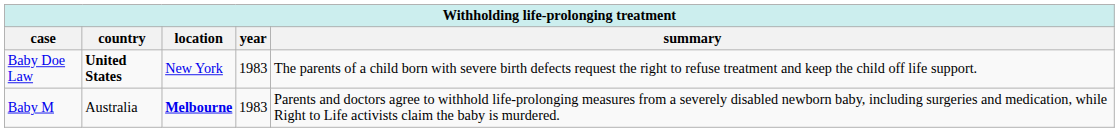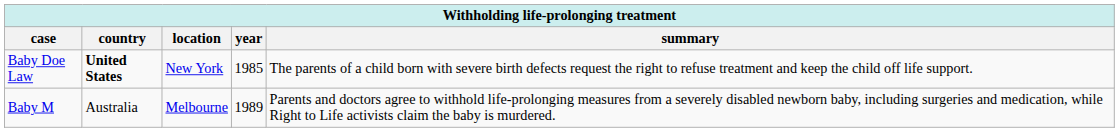(253, 68) 1983 -> (249, 68) 1985
(199, 107) bold -> (197, 107) normal
(253, 107) 1983 -> (249, 107) 1989
